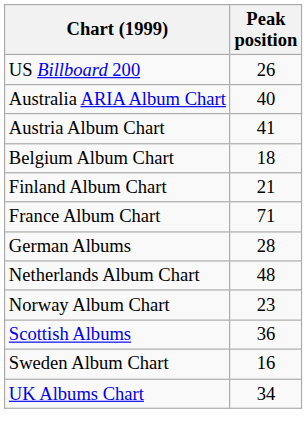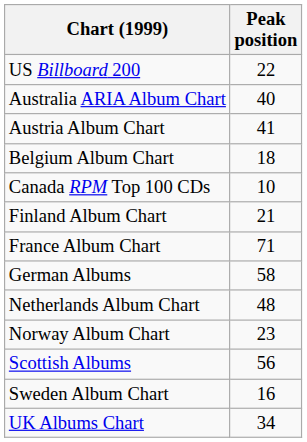(266, 69) 26 -> (266, 69) 22
+ row: (110, 187)
(266, 246) 28 -> (266, 275) 58
(266, 334) 36 -> (266, 363) 56
